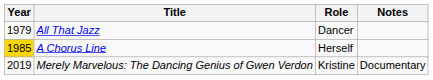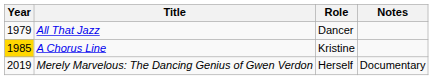(335, 48) Herself -> (336, 48) Kristine
(336, 65) Kristine -> (335, 65) Herself
